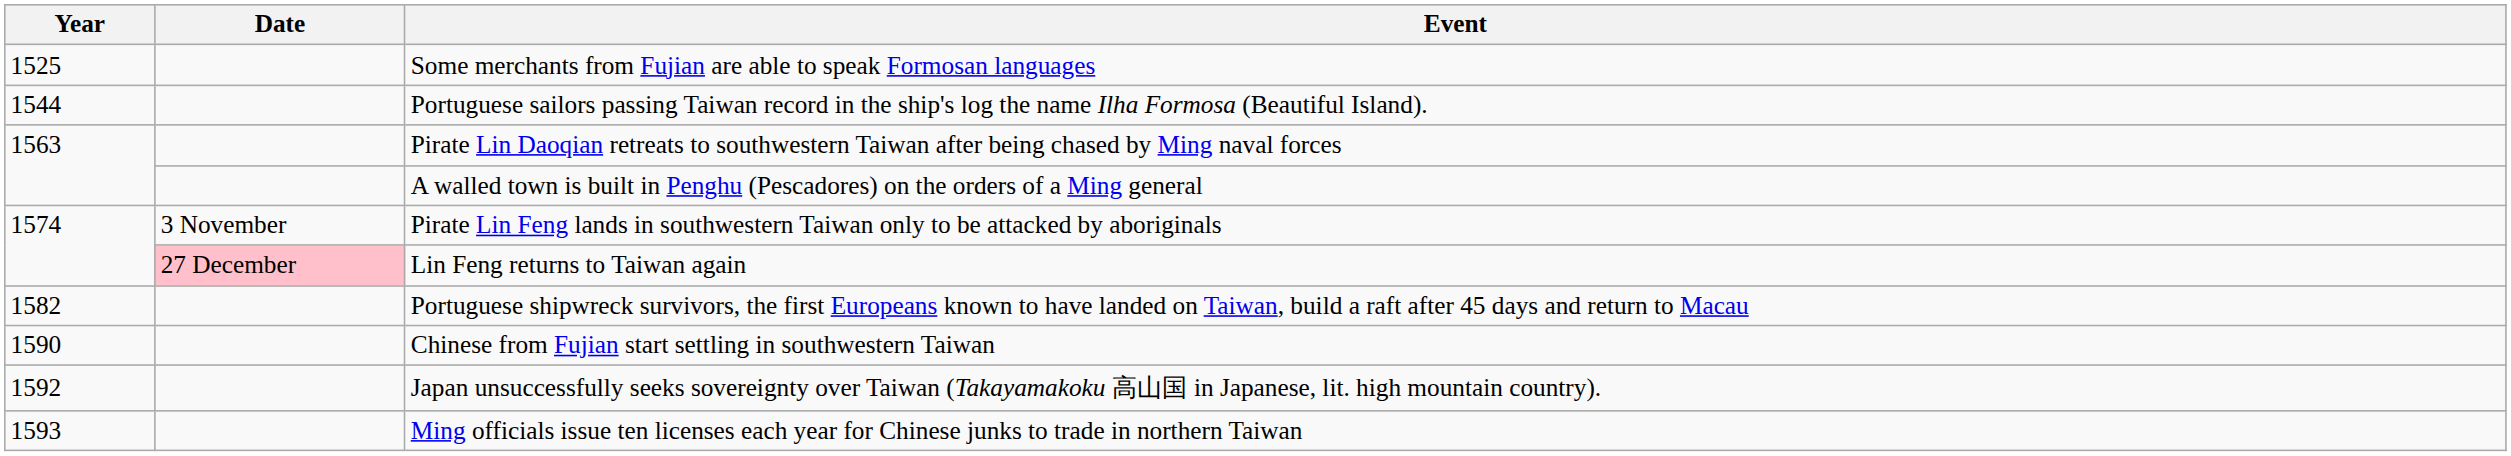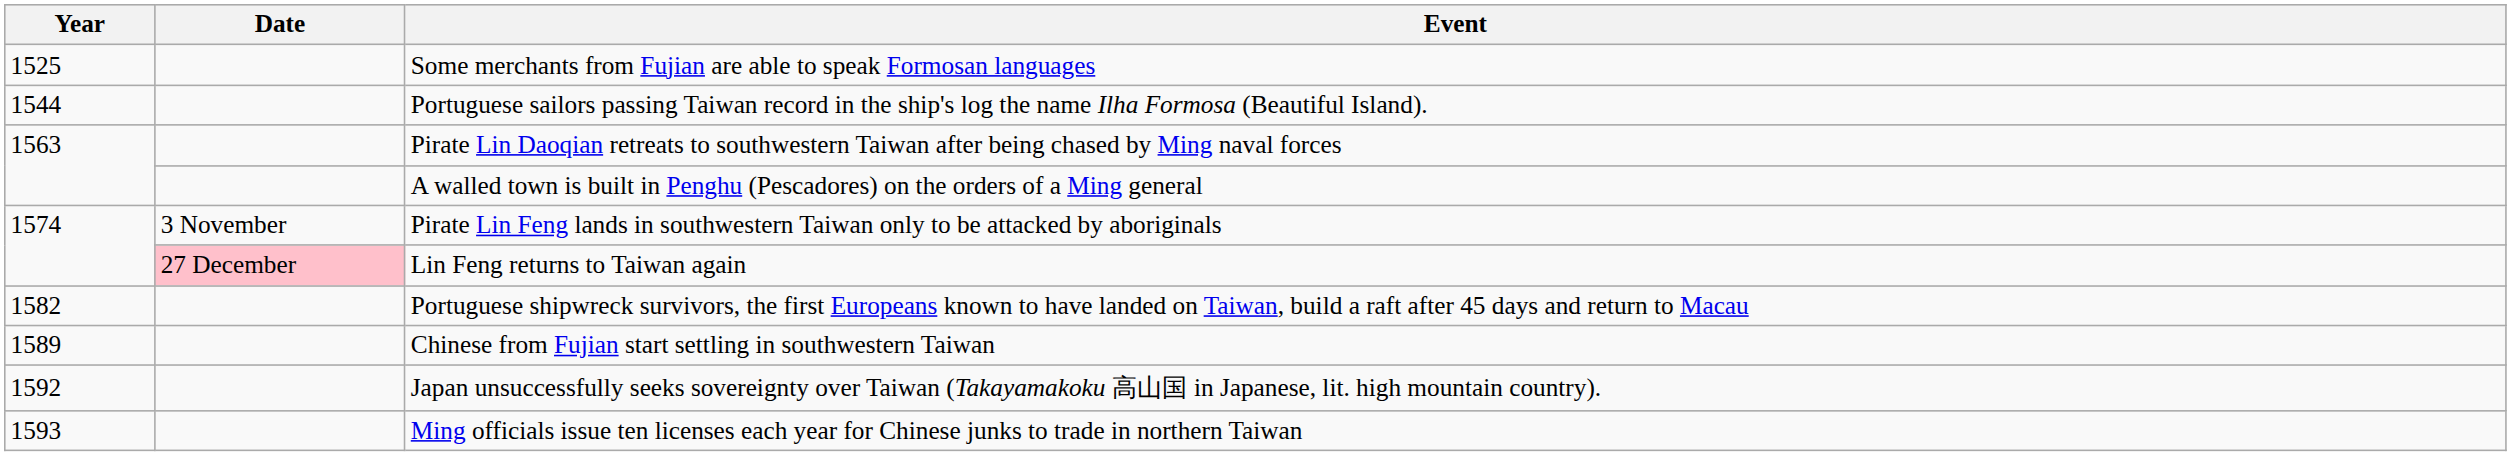(36, 345) 1590 -> (36, 345) 1589
